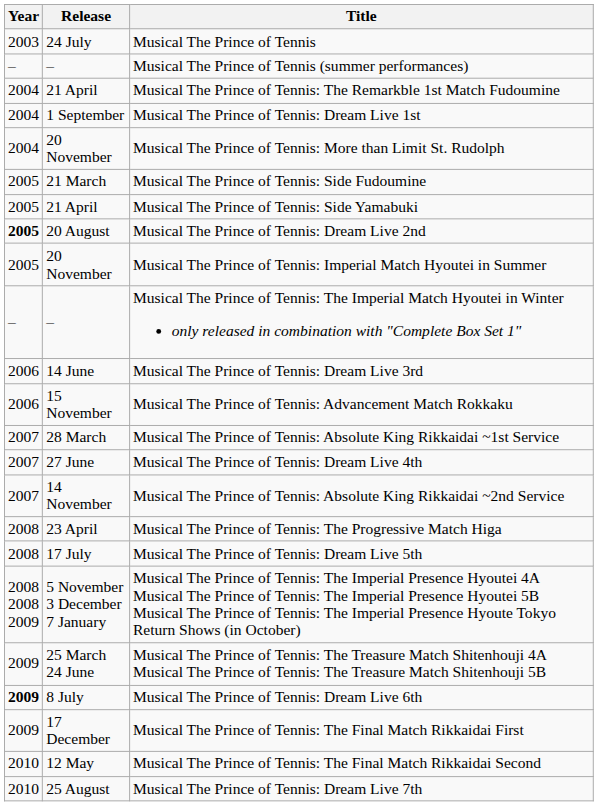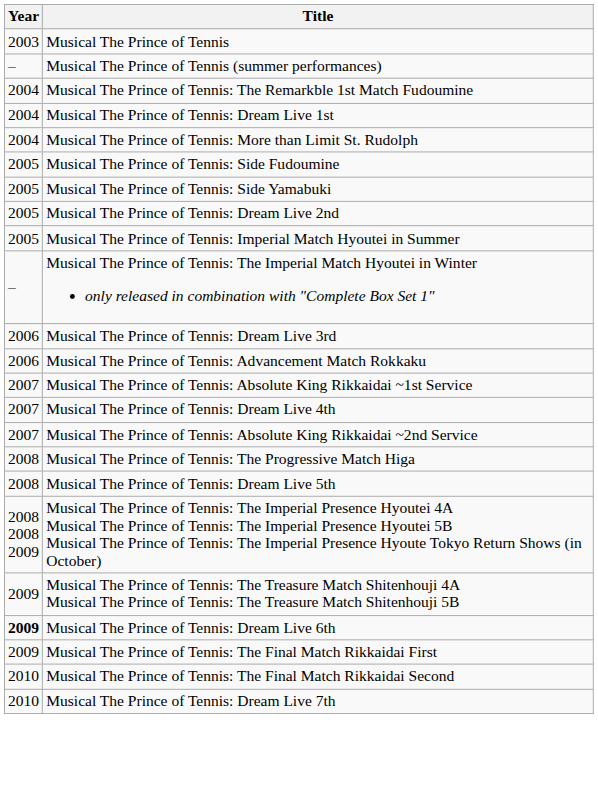- column: (86, 16)
(24, 231) bold -> (24, 213) normal
